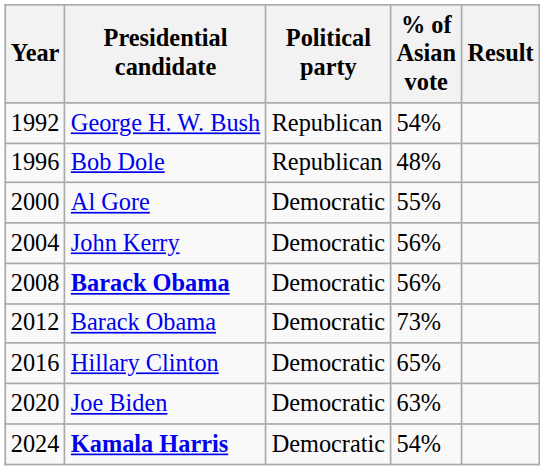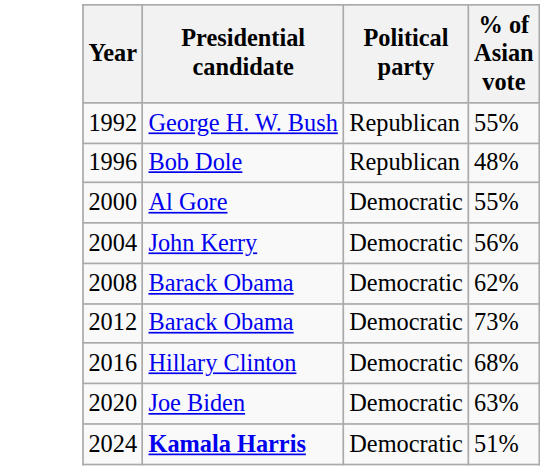- column: (500, 53)
(419, 122) 54% -> (496, 122) 55%
(150, 282) bold -> (221, 282) normal
(419, 282) 56% -> (496, 282) 62%
(419, 362) 65% -> (496, 362) 68%
(419, 443) 54% -> (496, 443) 51%
